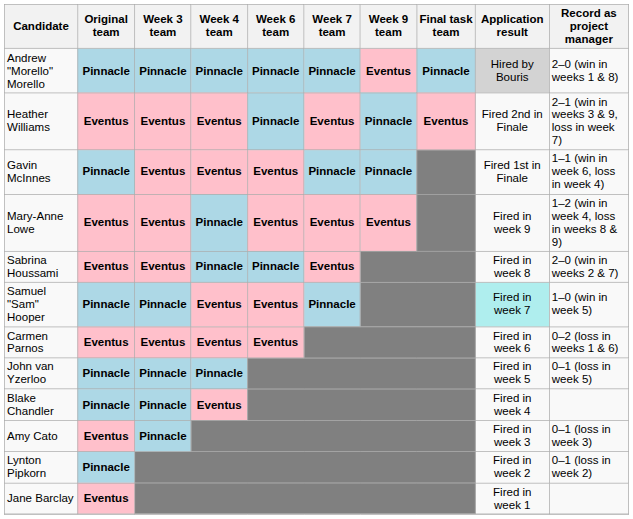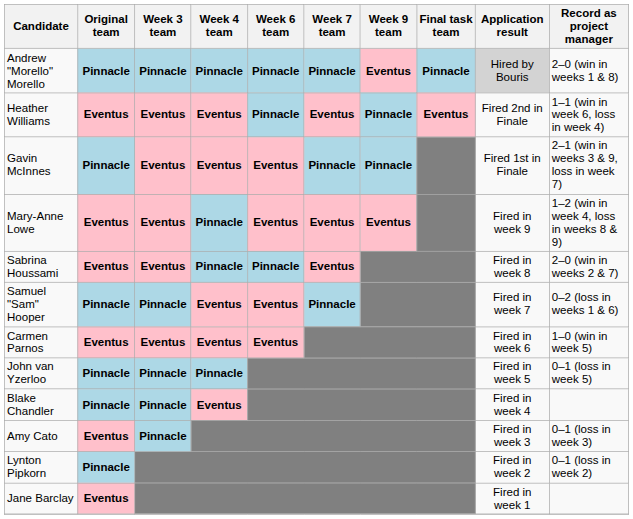(585, 121) 2–1 (win in weeks 3 & 9, loss in week 7) -> (583, 114) 1–1 (win in week 6, loss in week 4)
(583, 172) 1–1 (win in week 6, loss in week 4) -> (585, 165) 2–1 (win in weeks 3 & 9, loss in week 7)
(512, 304) paleturquoise background -> (512, 304) no background
(580, 304) 1–0 (win in week 5) -> (585, 304) 0–2 (loss in weeks 1 & 6)
(585, 342) 0–2 (loss in weeks 1 & 6) -> (580, 342) 1–0 (win in week 5)
